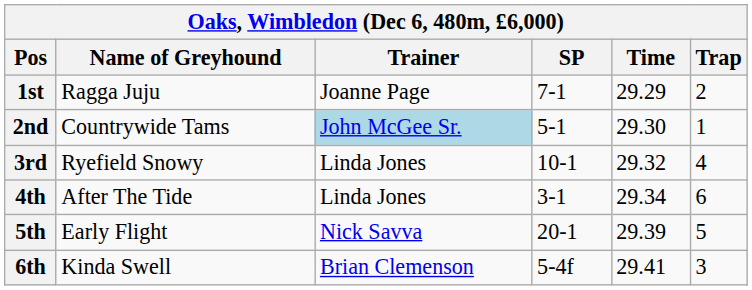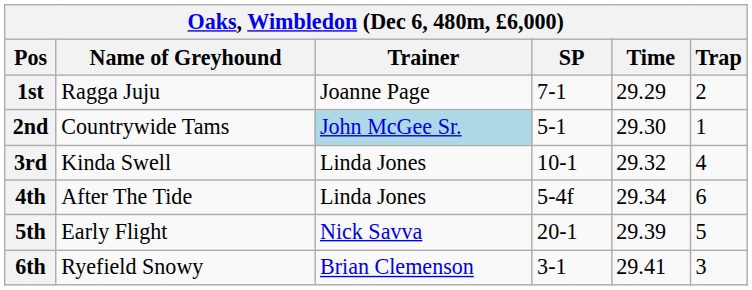(132, 162) Ryefield Snowy -> (116, 162) Kinda Swell
(552, 197) 3-1 -> (556, 197) 5-4f
(116, 267) Kinda Swell -> (132, 267) Ryefield Snowy
(556, 267) 5-4f -> (552, 267) 3-1
